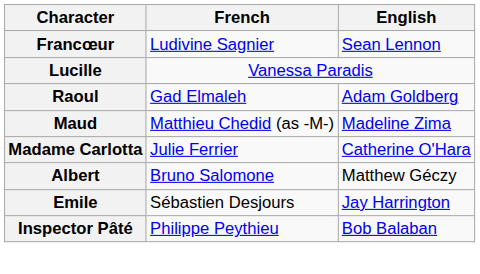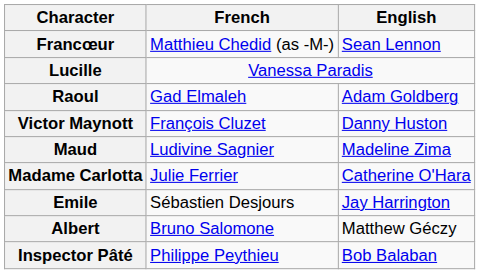(212, 44) Ludivine Sagnier -> (242, 44) Matthieu Chedid (as -M-)
+ row: (75, 123)
(242, 123) Matthieu Chedid (as -M-) -> (212, 149) Ludivine Sagnier
rows swapped: (75, 176) <-> (75, 202)
